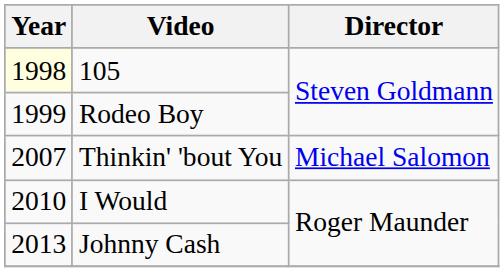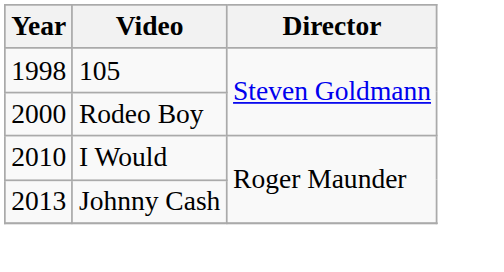(39, 69) lightyellow background -> (39, 69) no background
(39, 113) 1999 -> (39, 113) 2000
- row: (181, 157)
